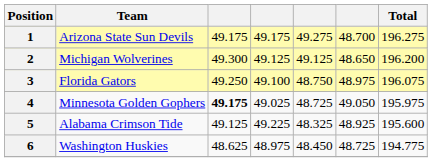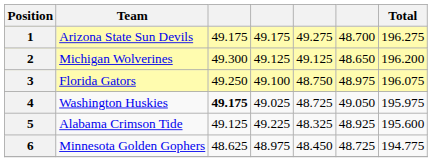(132, 102) Minnesota Golden Gophers -> (114, 102) Washington Huskies
(114, 146) Washington Huskies -> (132, 146) Minnesota Golden Gophers
